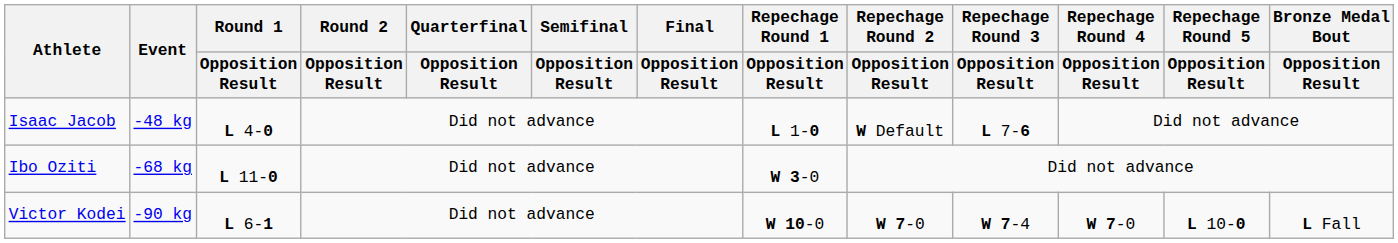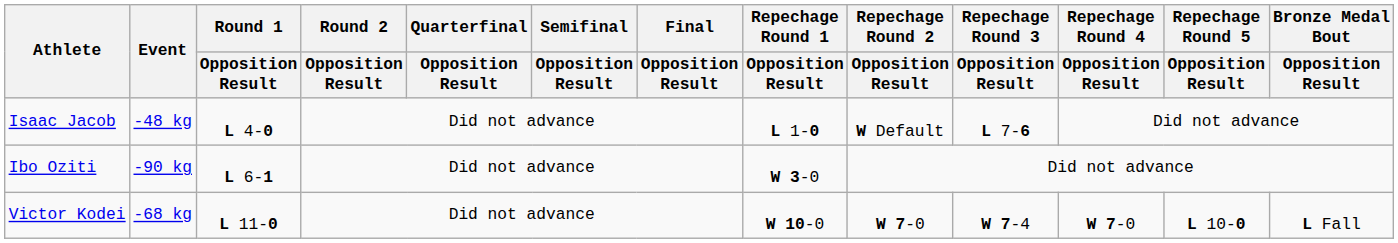(163, 168) -68 kg -> (163, 168) -90 kg
(249, 178) L 11-0 -> (249, 178) L 6-1
(163, 215) -90 kg -> (163, 215) -68 kg
(249, 225) L 6-1 -> (249, 225) L 11-0
